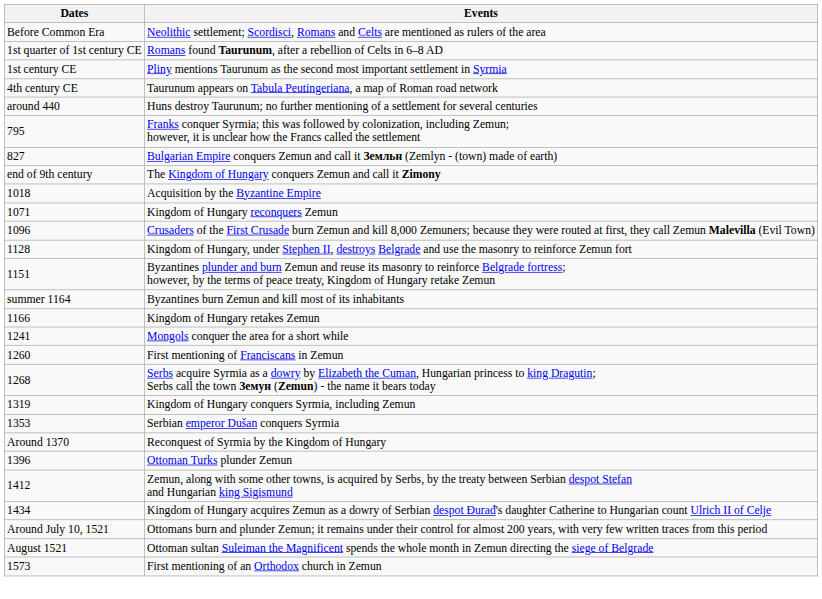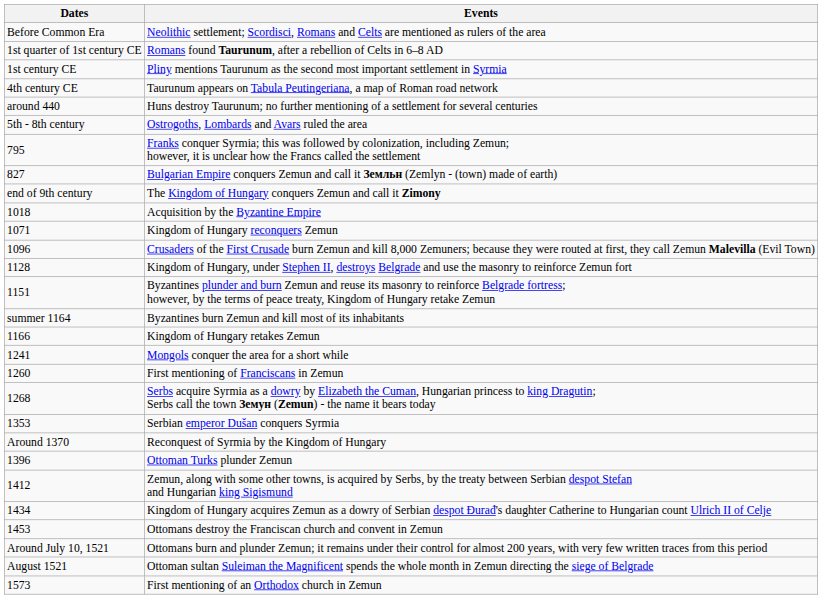+ row: (257, 124)
- row: (281, 405)
+ row: (295, 529)
